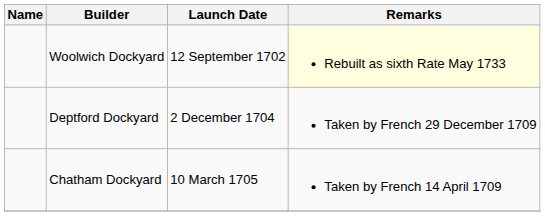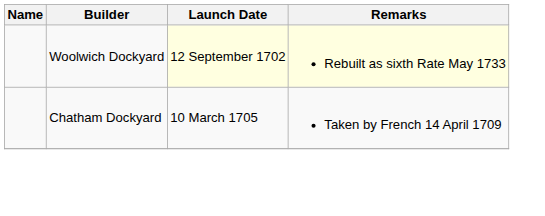(228, 56) no background -> (228, 56) lightyellow background
- row: (104, 118)
